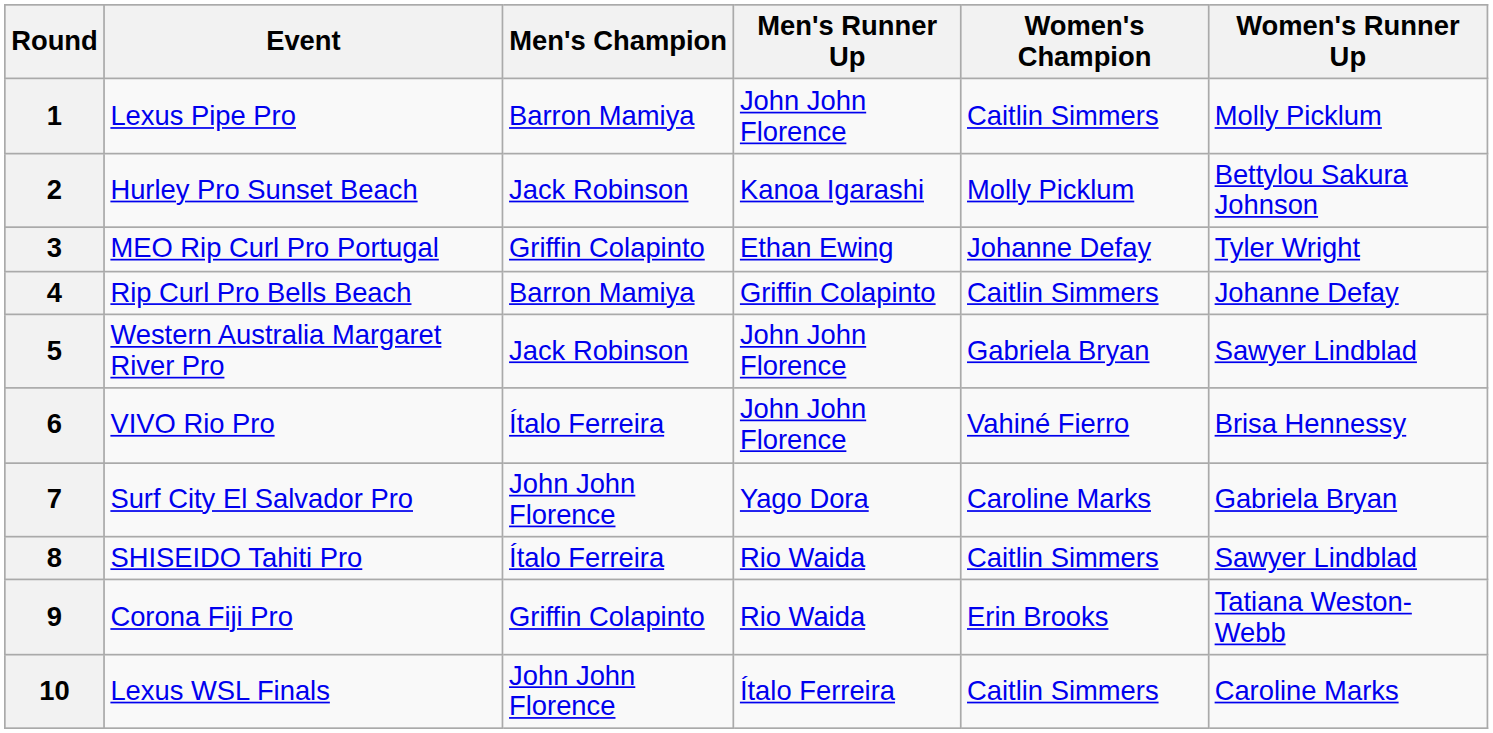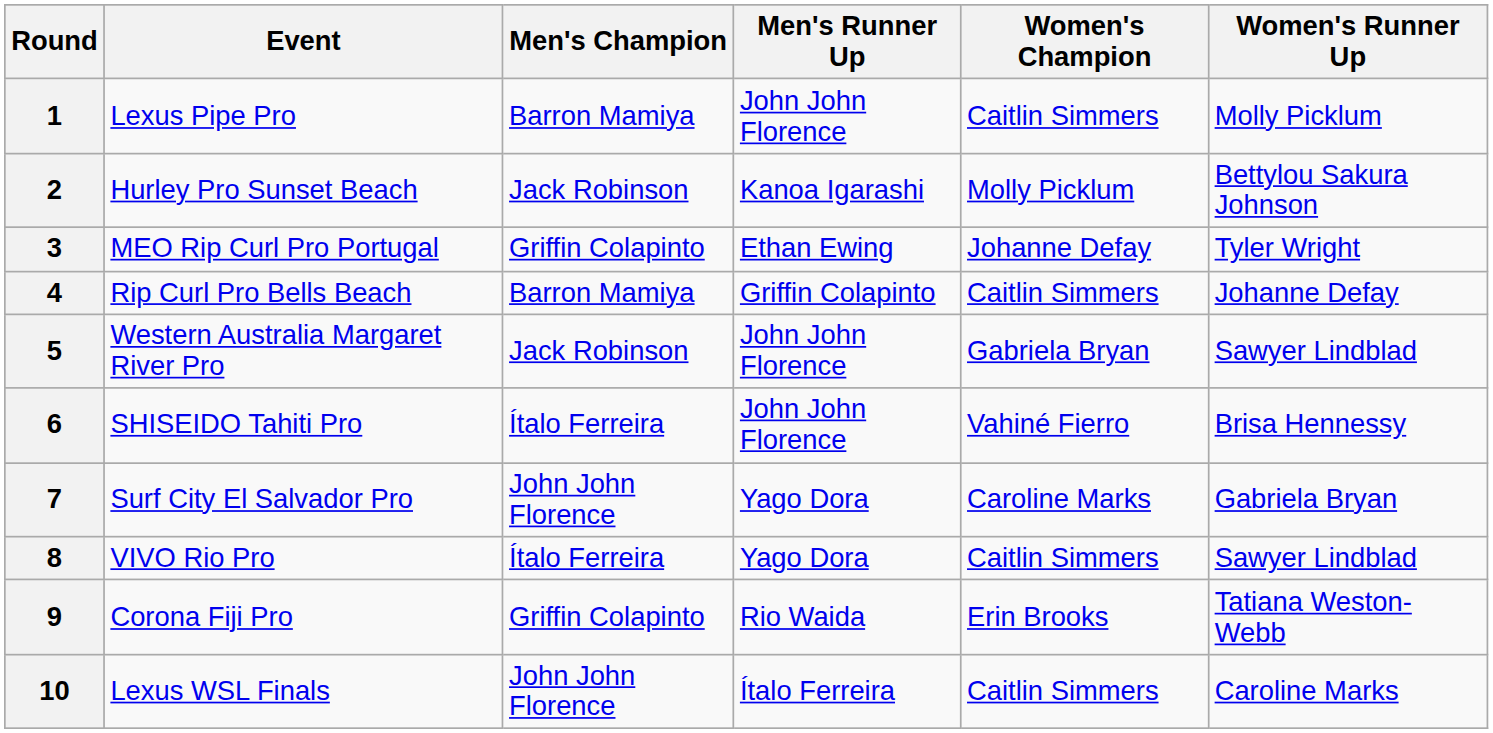(193, 425) VIVO Rio Pro -> (236, 425) SHISEIDO Tahiti Pro
(236, 558) SHISEIDO Tahiti Pro -> (193, 558) VIVO Rio Pro
(803, 558) Rio Waida -> (804, 558) Yago Dora
